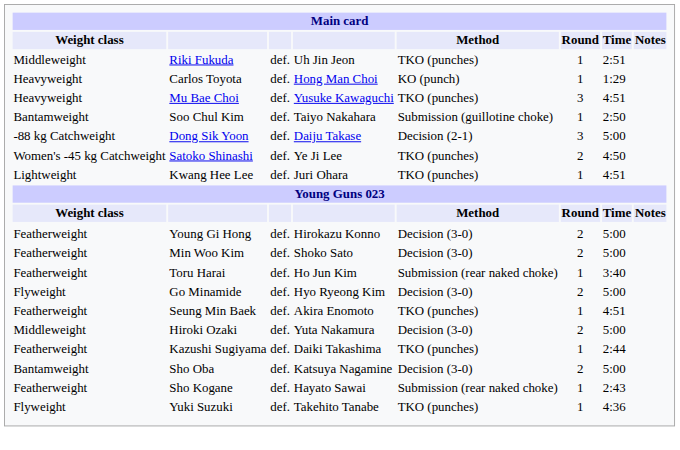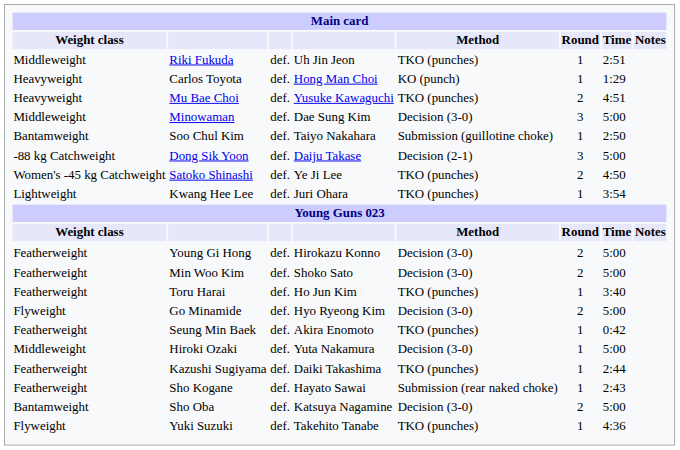(580, 97) 3 -> (580, 97) 2
+ row: (202, 117)
(614, 174) 4:51 -> (614, 193) 3:54
(478, 272) Submission (rear naked choke) -> (438, 291) TKO (punches)
(614, 310) 4:51 -> (614, 330) 0:42
(580, 330) 2 -> (580, 349) 1
rows swapped: (201, 387) <-> (192, 368)
